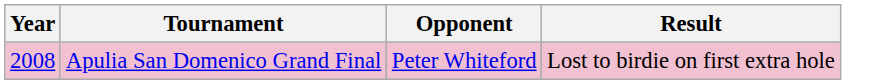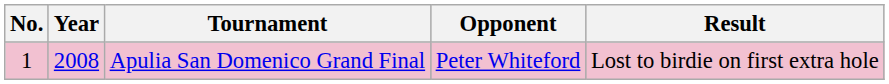+ column: (27, 23)
